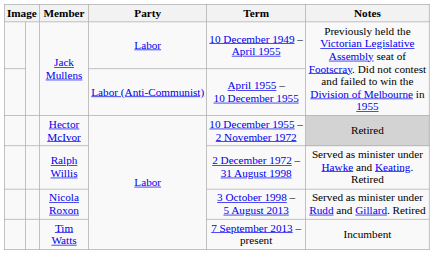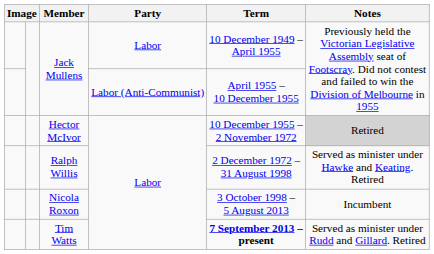(367, 204) Served as minister under Rudd and Gillard. Retired -> (367, 204) Incumbent
(256, 234) normal -> (256, 234) bold
(367, 234) Incumbent -> (367, 234) Served as minister under Rudd and Gillard. Retired
